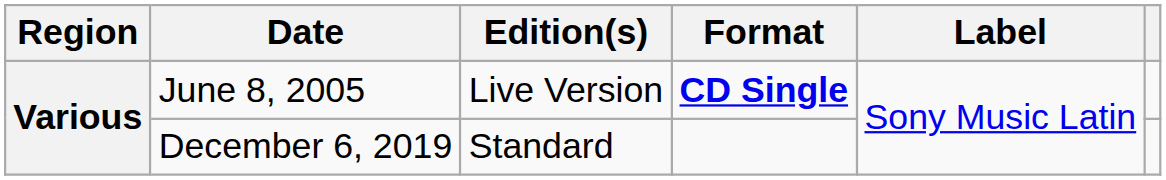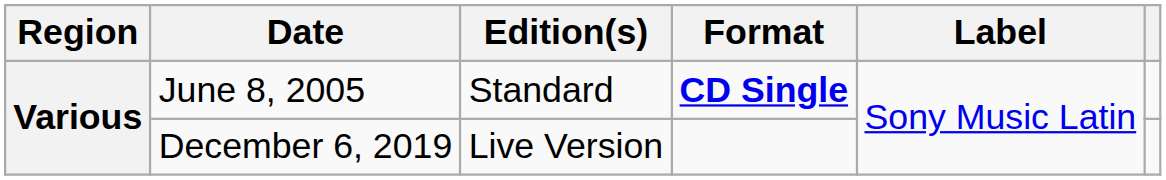(566, 89) Live Version -> (541, 89) Standard
(541, 145) Standard -> (566, 145) Live Version
